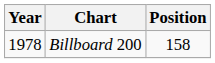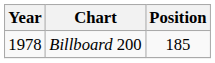(178, 44) 158 -> (178, 44) 185
